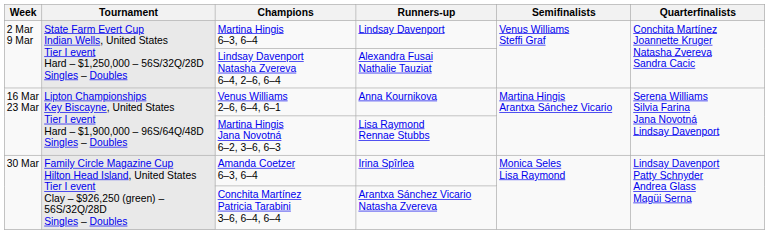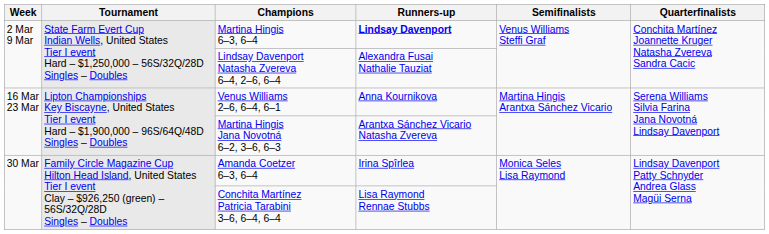(401, 29) normal -> (405, 29) bold
(394, 130) Lisa Raymond Rennae Stubbs -> (415, 130) Arantxa Sánchez Vicario Natasha Zvereva
(415, 200) Arantxa Sánchez Vicario Natasha Zvereva -> (394, 200) Lisa Raymond Rennae Stubbs
